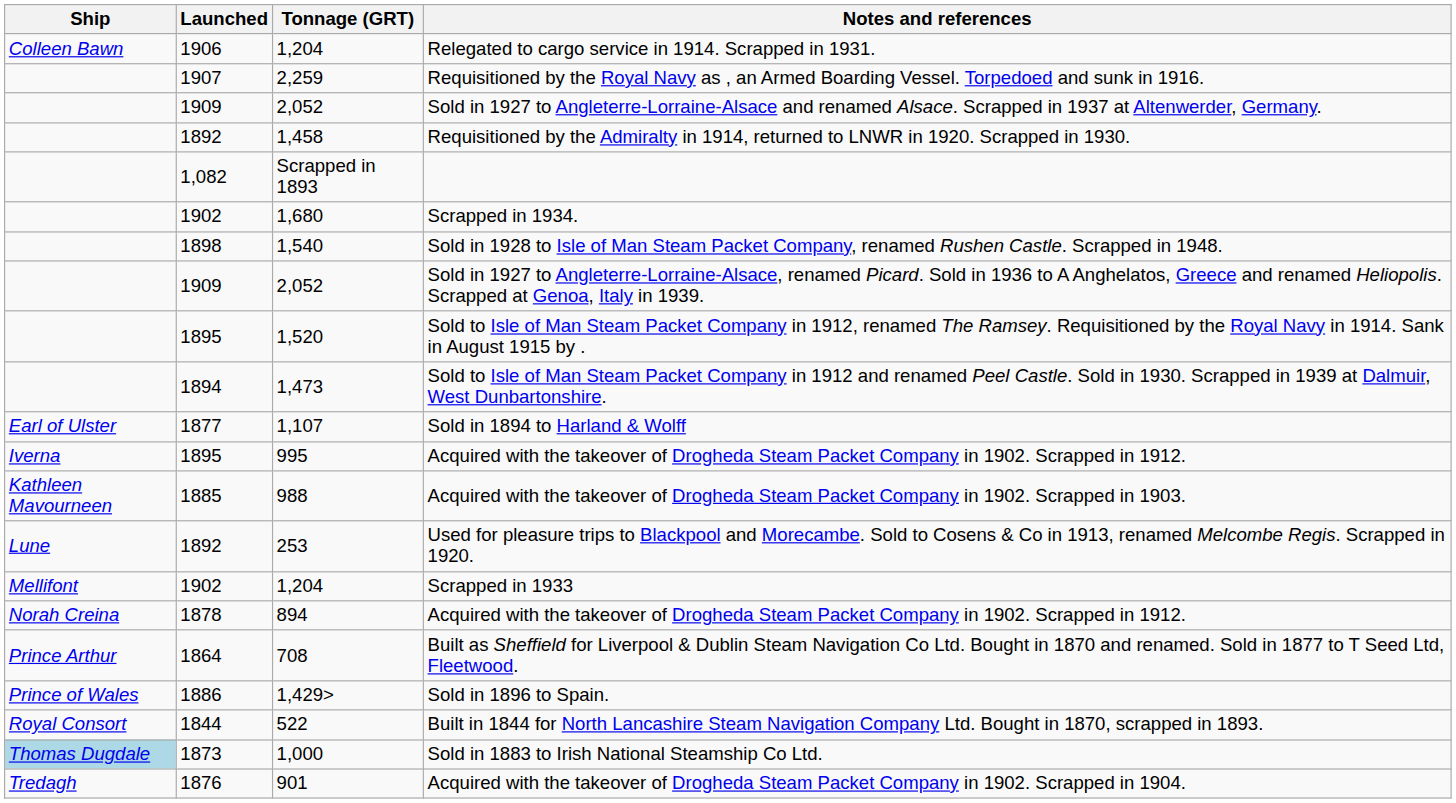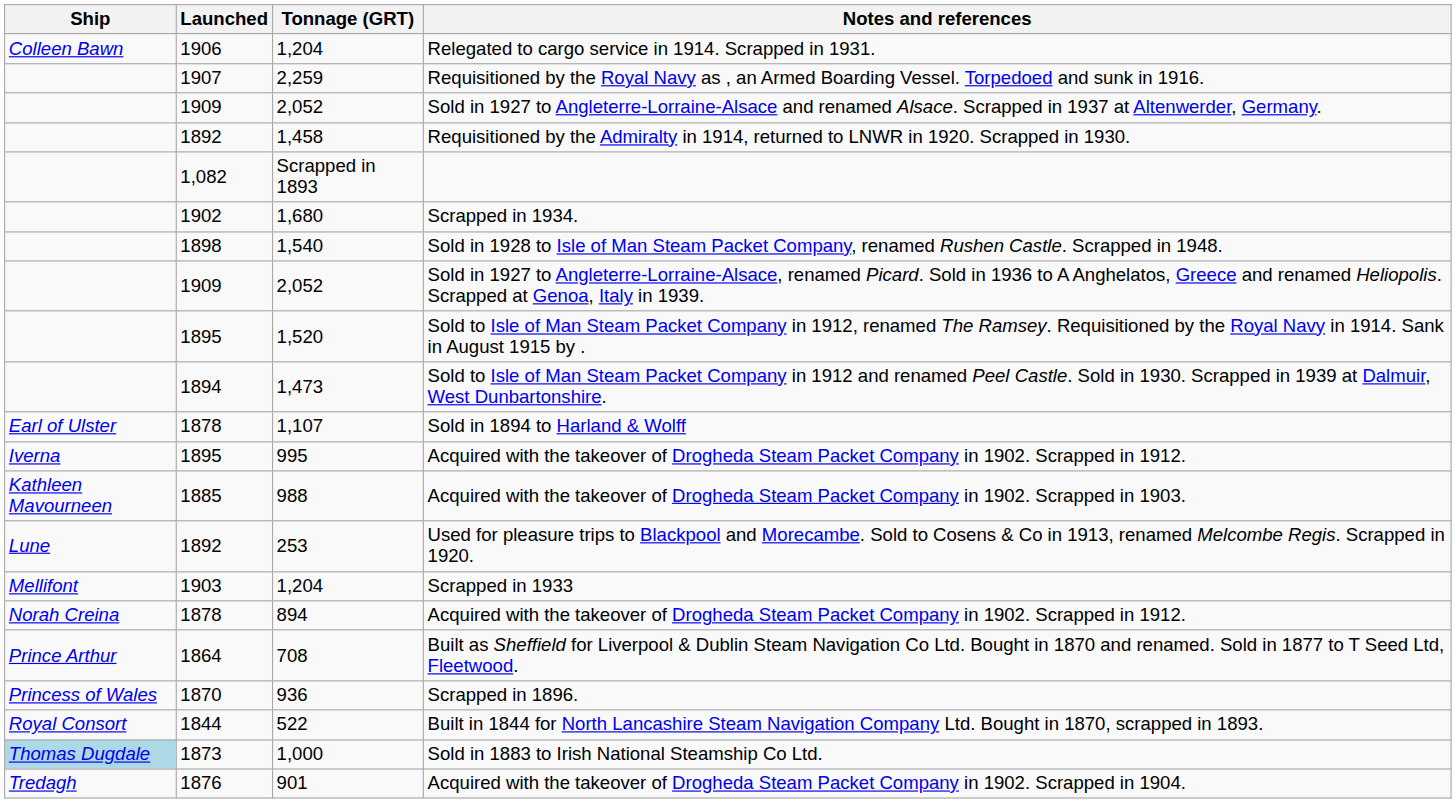(201, 426) 1877 -> (201, 426) 1878
(201, 586) 1902 -> (201, 586) 1903
- row: (305, 695)
+ row: (292, 695)
